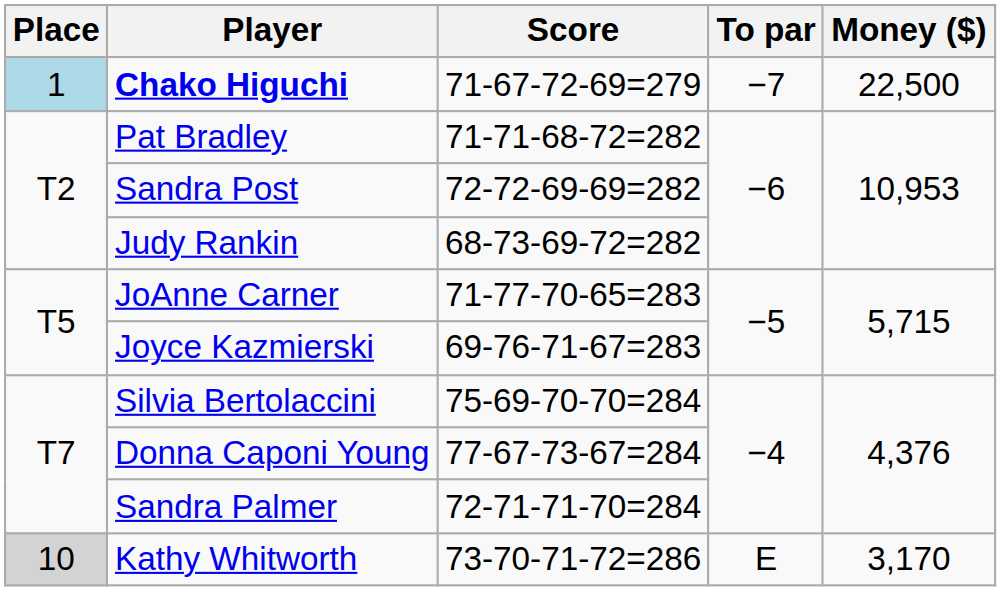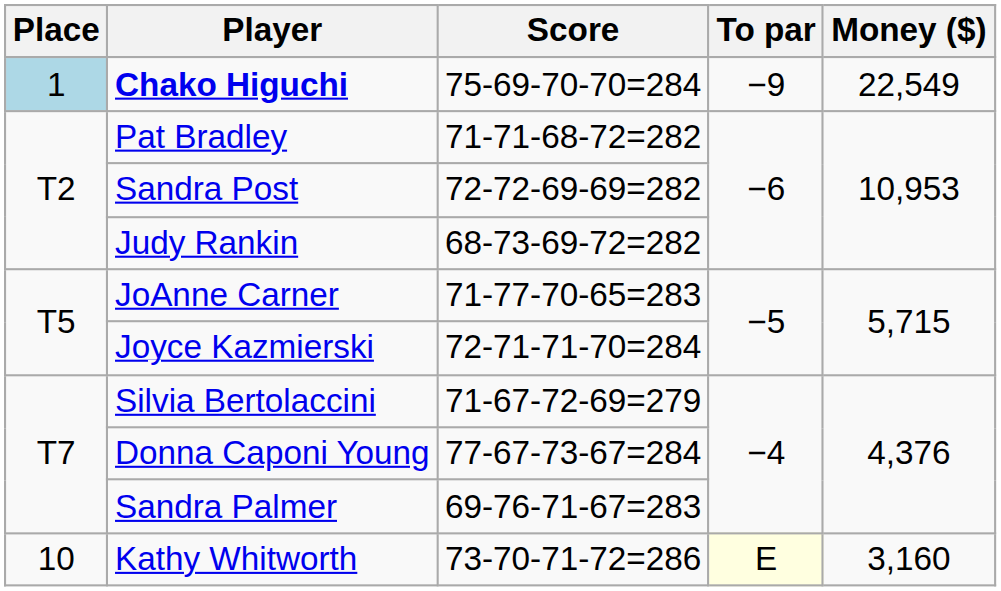(573, 83) 71-67-72-69=279 -> (573, 83) 75-69-70-70=284
(766, 83) −7 -> (766, 83) −9
(909, 83) 22,500 -> (909, 83) 22,549
(573, 347) 69-76-71-67=283 -> (573, 347) 72-71-71-70=284
(573, 400) 75-69-70-70=284 -> (573, 400) 71-67-72-69=279
(573, 505) 72-71-71-70=284 -> (573, 505) 69-76-71-67=283
(56, 558) lightgrey background -> (56, 558) no background
(766, 558) no background -> (766, 558) lightyellow background
(909, 558) 3,170 -> (909, 558) 3,160
